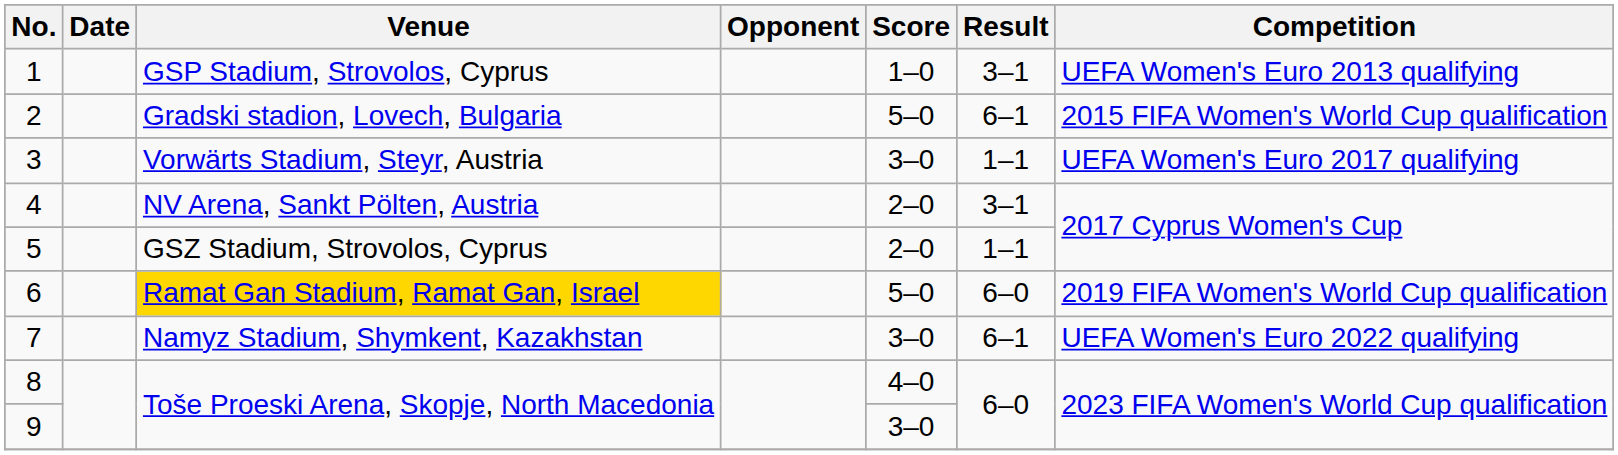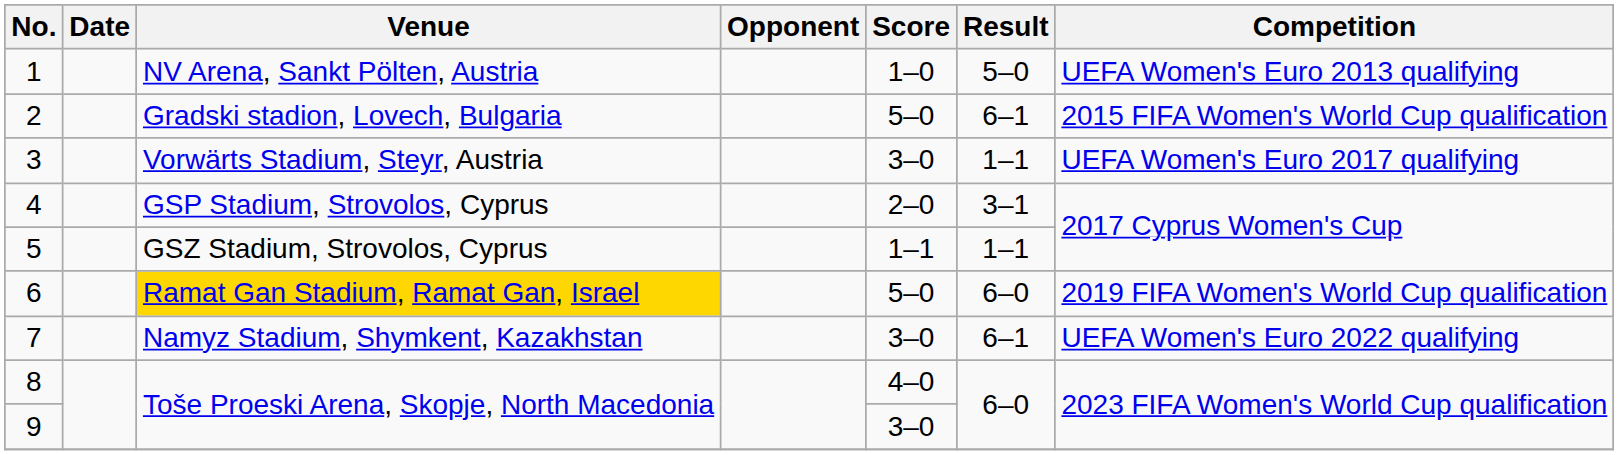(346, 71) GSP Stadium, Strovolos, Cyprus -> (341, 71) NV Arena, Sankt Pölten, Austria
(1006, 71) 3–1 -> (1006, 71) 5–0
(341, 204) NV Arena, Sankt Pölten, Austria -> (346, 204) GSP Stadium, Strovolos, Cyprus
(911, 248) 2–0 -> (911, 248) 1–1
